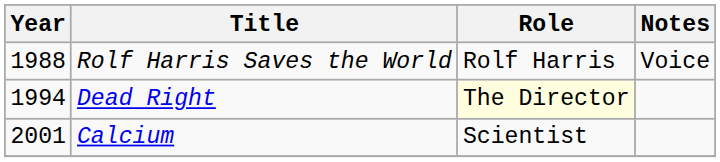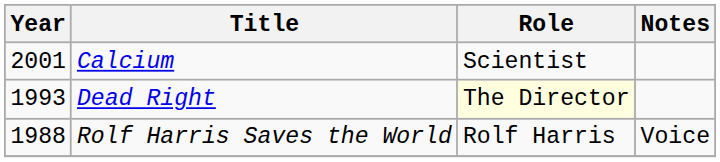rows swapped: (264, 61) <-> (126, 137)
(38, 99) 1994 -> (38, 99) 1993
